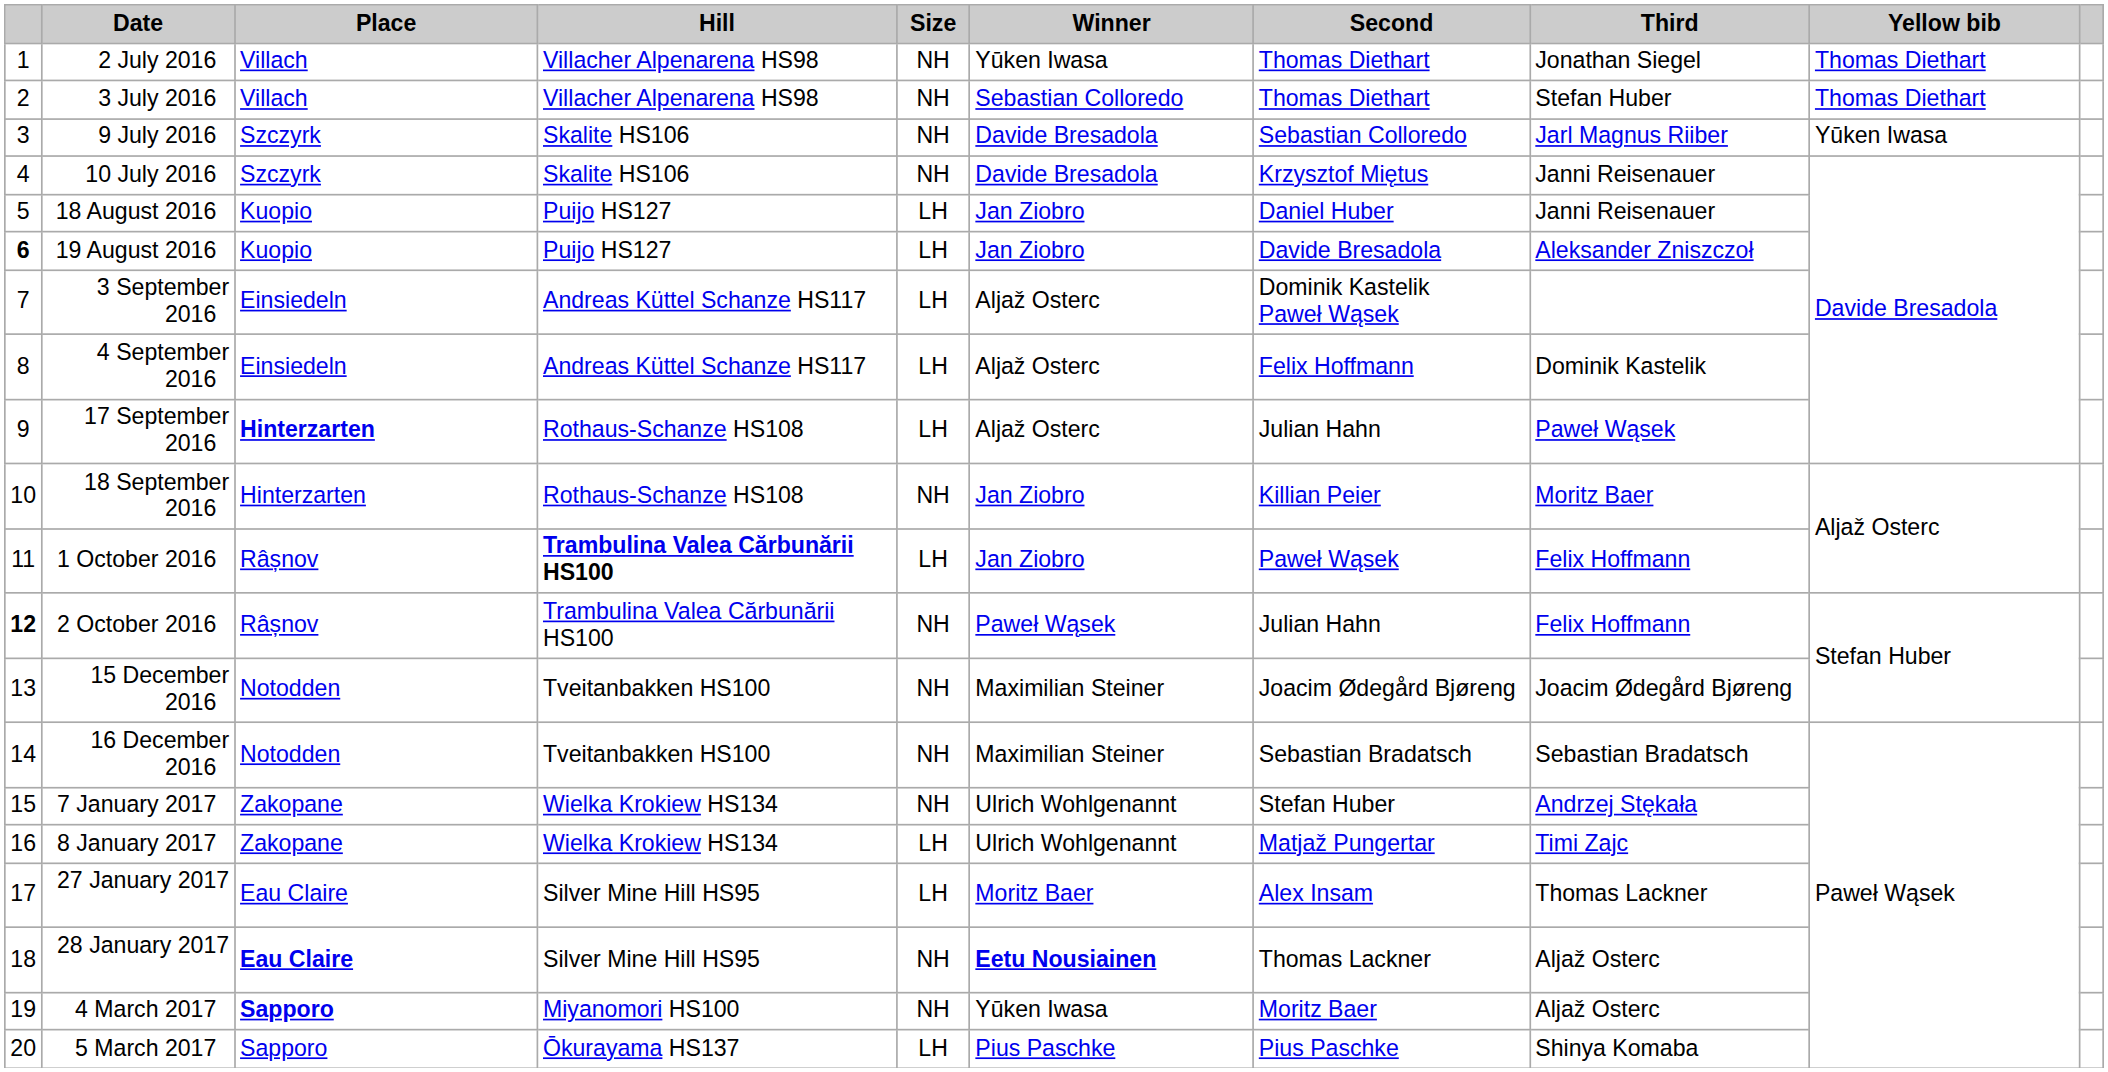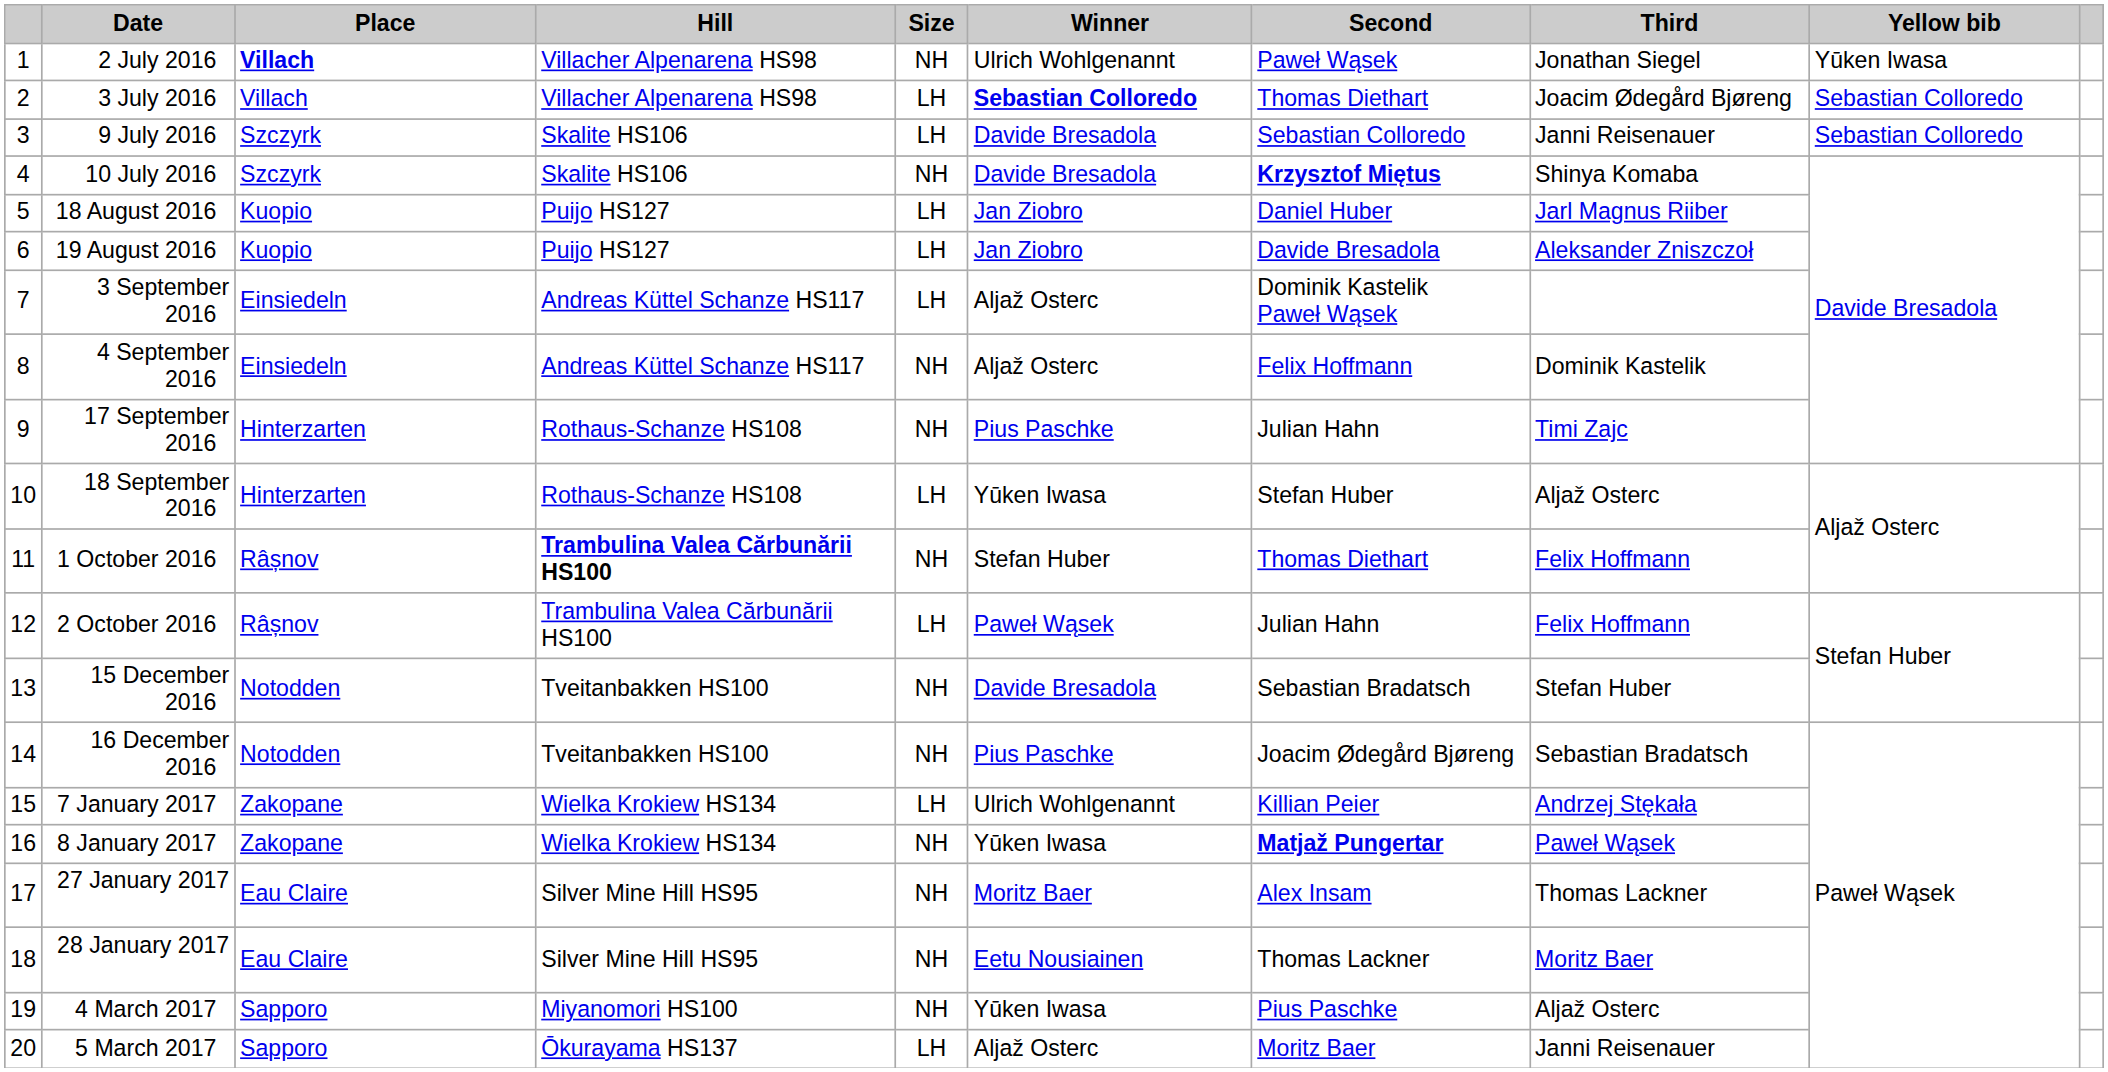(274, 60) normal -> (277, 60) bold
(1041, 60) Yūken Iwasa -> (1074, 60) Ulrich Wohlgenannt
(1344, 60) Thomas Diethart -> (1327, 60) Paweł Wąsek
(1900, 60) Thomas Diethart -> (1881, 60) Yūken Iwasa
(933, 98) NH -> (932, 98) LH
(1079, 98) normal -> (1085, 98) bold
(1603, 98) Stefan Huber -> (1663, 98) Joacim Ødegård Bjøreng
(1900, 98) Thomas Diethart -> (1919, 98) Sebastian Colloredo
(933, 136) NH -> (932, 136) LH
(1632, 136) Jarl Magnus Riiber -> (1625, 136) Janni Reisenauer
(1881, 136) Yūken Iwasa -> (1919, 136) Sebastian Colloredo
(1344, 174) normal -> (1349, 174) bold
(1625, 174) Janni Reisenauer -> (1617, 174) Shinya Komaba
(1625, 212) Janni Reisenauer -> (1631, 212) Jarl Magnus Riiber
(23, 249) bold -> (23, 249) normal
(933, 365) LH -> (932, 365) NH
(307, 430) bold -> (303, 430) normal
(933, 430) LH -> (932, 430) NH
(1038, 430) Aljaž Osterc -> (1044, 430) Pius Paschke
(1605, 430) Paweł Wąsek -> (1581, 430) Timi Zajc
(933, 495) NH -> (932, 495) LH
(1030, 495) Jan Ziobro -> (1040, 495) Yūken Iwasa
(1320, 495) Killian Peier -> (1325, 495) Stefan Huber
(1594, 495) Moritz Baer -> (1597, 495) Aljaž Osterc
(933, 559) LH -> (932, 559) NH
(1030, 559) Jan Ziobro -> (1042, 559) Stefan Huber
(1329, 559) Paweł Wąsek -> (1343, 559) Thomas Diethart
(23, 624) bold -> (23, 624) normal
(933, 624) NH -> (932, 624) LH
(1070, 689) Maximilian Steiner -> (1065, 689) Davide Bresadola
(1387, 689) Joacim Ødegård Bjøreng -> (1364, 689) Sebastian Bradatsch
(1664, 689) Joacim Ødegård Bjøreng -> (1603, 689) Stefan Huber
(1070, 753) Maximilian Steiner -> (1044, 753) Pius Paschke
(1365, 753) Sebastian Bradatsch -> (1386, 753) Joacim Ødegård Bjøreng
(933, 805) NH -> (932, 805) LH
(1327, 805) Stefan Huber -> (1318, 805) Killian Peier
(933, 842) LH -> (932, 842) NH
(1076, 842) Ulrich Wohlgenannt -> (1040, 842) Yūken Iwasa
(1347, 842) normal -> (1350, 842) bold
(1582, 842) Timi Zajc -> (1605, 842) Paweł Wąsek
(933, 894) LH -> (932, 894) NH
(297, 958) bold -> (294, 958) normal
(1066, 958) bold -> (1059, 958) normal
(1598, 958) Aljaž Osterc -> (1594, 958) Moritz Baer
(287, 1010) bold -> (284, 1010) normal
(1318, 1010) Moritz Baer -> (1327, 1010) Pius Paschke
(1045, 1047) Pius Paschke -> (1036, 1047) Aljaž Osterc
(1329, 1047) Pius Paschke -> (1316, 1047) Moritz Baer
(1617, 1047) Shinya Komaba -> (1625, 1047) Janni Reisenauer
